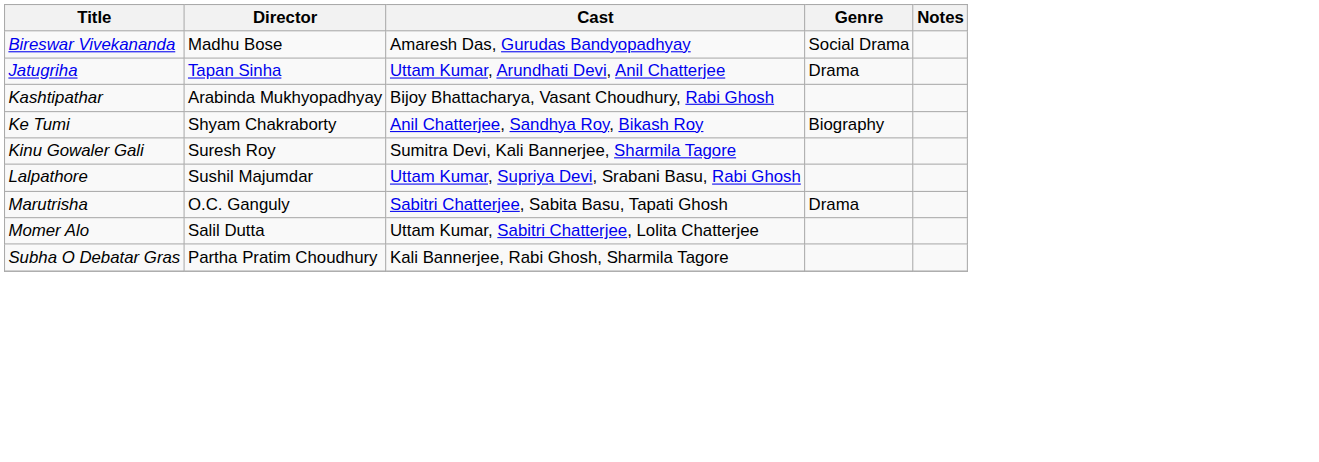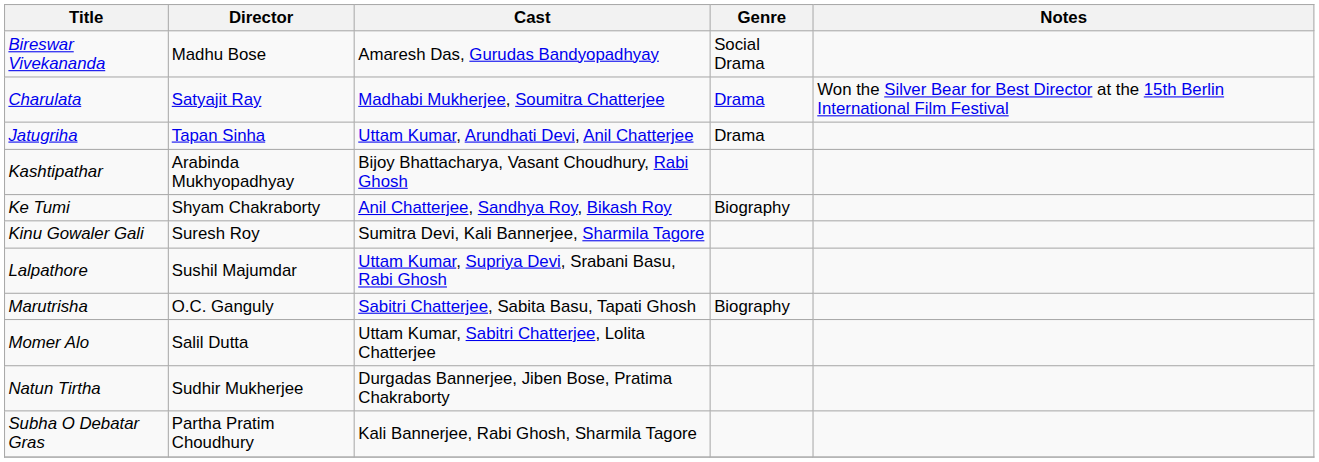+ row: (45, 99)
(834, 204) Drama -> (752, 306) Biography
+ row: (55, 388)
